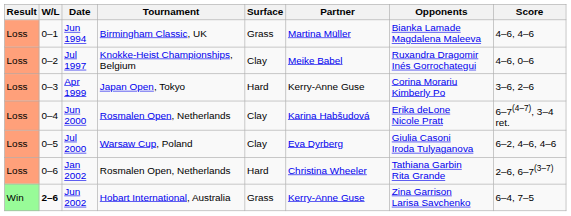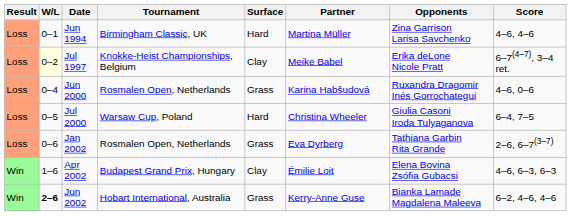(260, 33) Grass -> (258, 33) Hard
(436, 33) Bianka Lamade Magdalena Maleeva -> (431, 33) Zina Garrison Larisa Savchenko
(50, 60) no background -> (50, 61) lightyellow background
(435, 60) Ruxandra Dragomir Inés Gorrochategui -> (421, 61) Erika deLone Nicole Pratt
(515, 60) 4–6, 0–6 -> (524, 61) 6–7(4–7), 3–4 ret.
- row: (75, 87)
(257, 115) Clay -> (260, 90) Grass
(421, 115) Erika deLone Nicole Pratt -> (435, 90) Ruxandra Dragomir Inés Gorrochategui
(524, 115) 6–7(4–7), 3–4 ret. -> (515, 90) 4–6, 0–6
(257, 143) Clay -> (258, 117) Hard
(316, 143) Eva Dyrberg -> (327, 117) Christina Wheeler
(526, 143) 6–2, 4–6, 4–6 -> (515, 117) 6–4, 7–5
(258, 170) Hard -> (260, 143) Grass
(327, 170) Christina Wheeler -> (316, 143) Eva Dyrberg
+ row: (75, 170)
(431, 197) Zina Garrison Larisa Savchenko -> (436, 197) Bianka Lamade Magdalena Maleeva
(515, 197) 6–4, 7–5 -> (526, 197) 6–2, 4–6, 4–6
